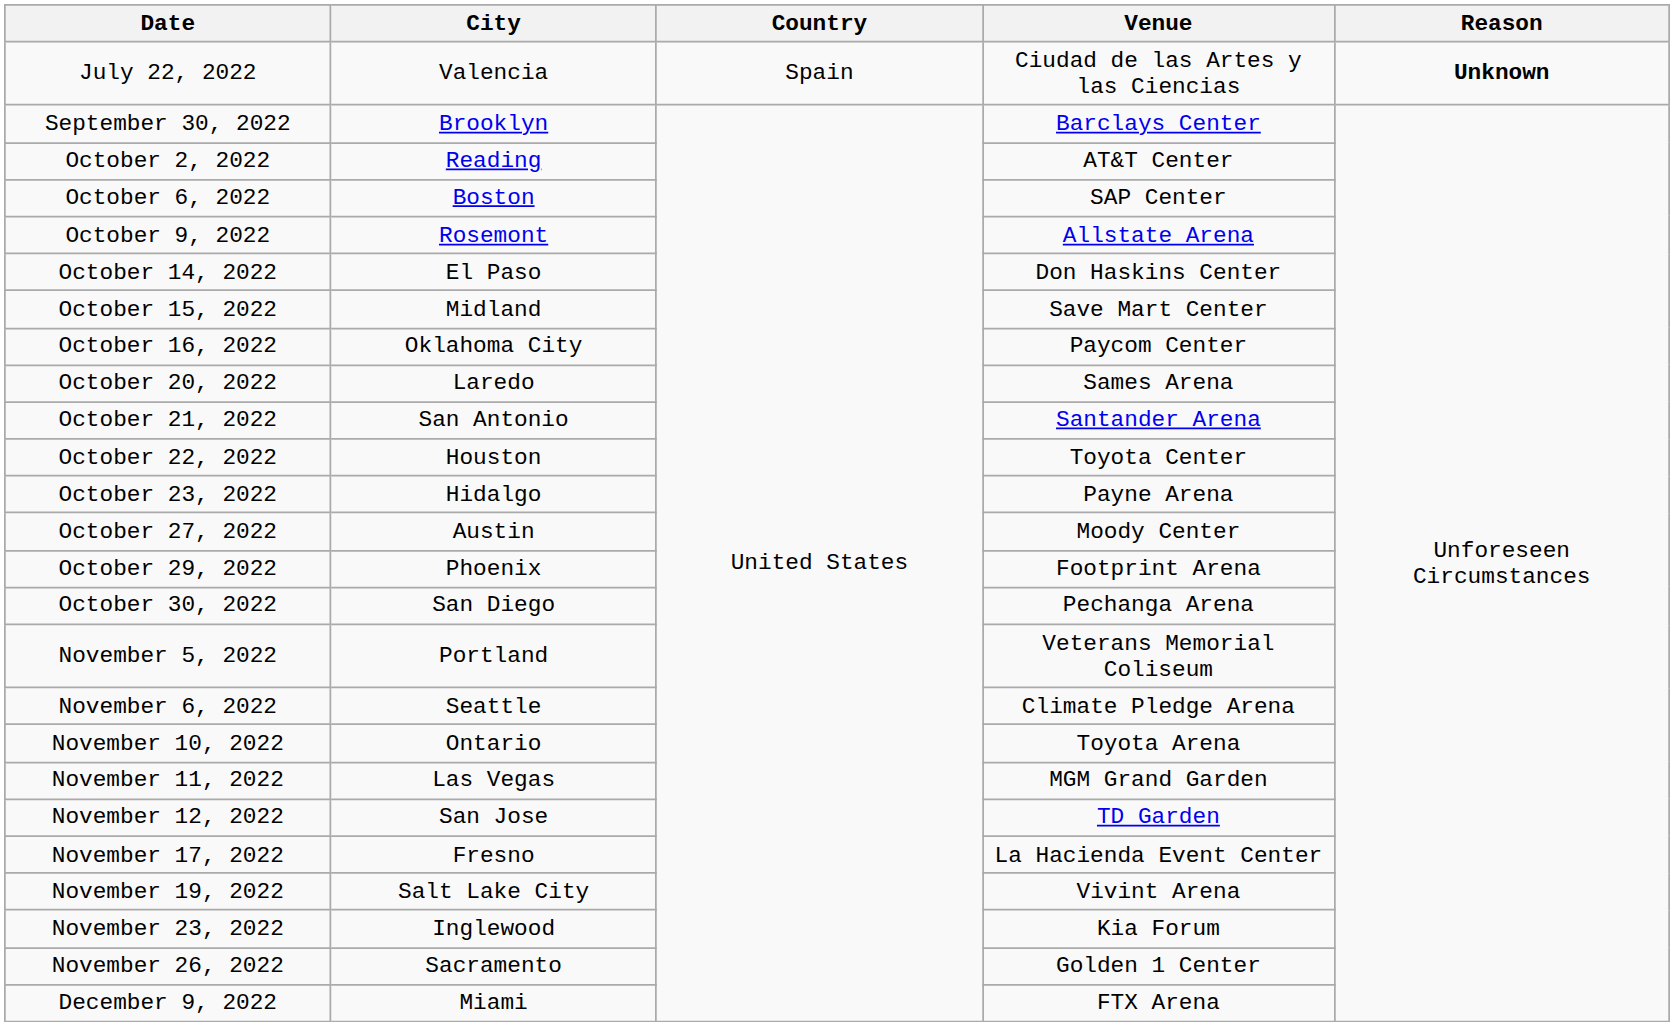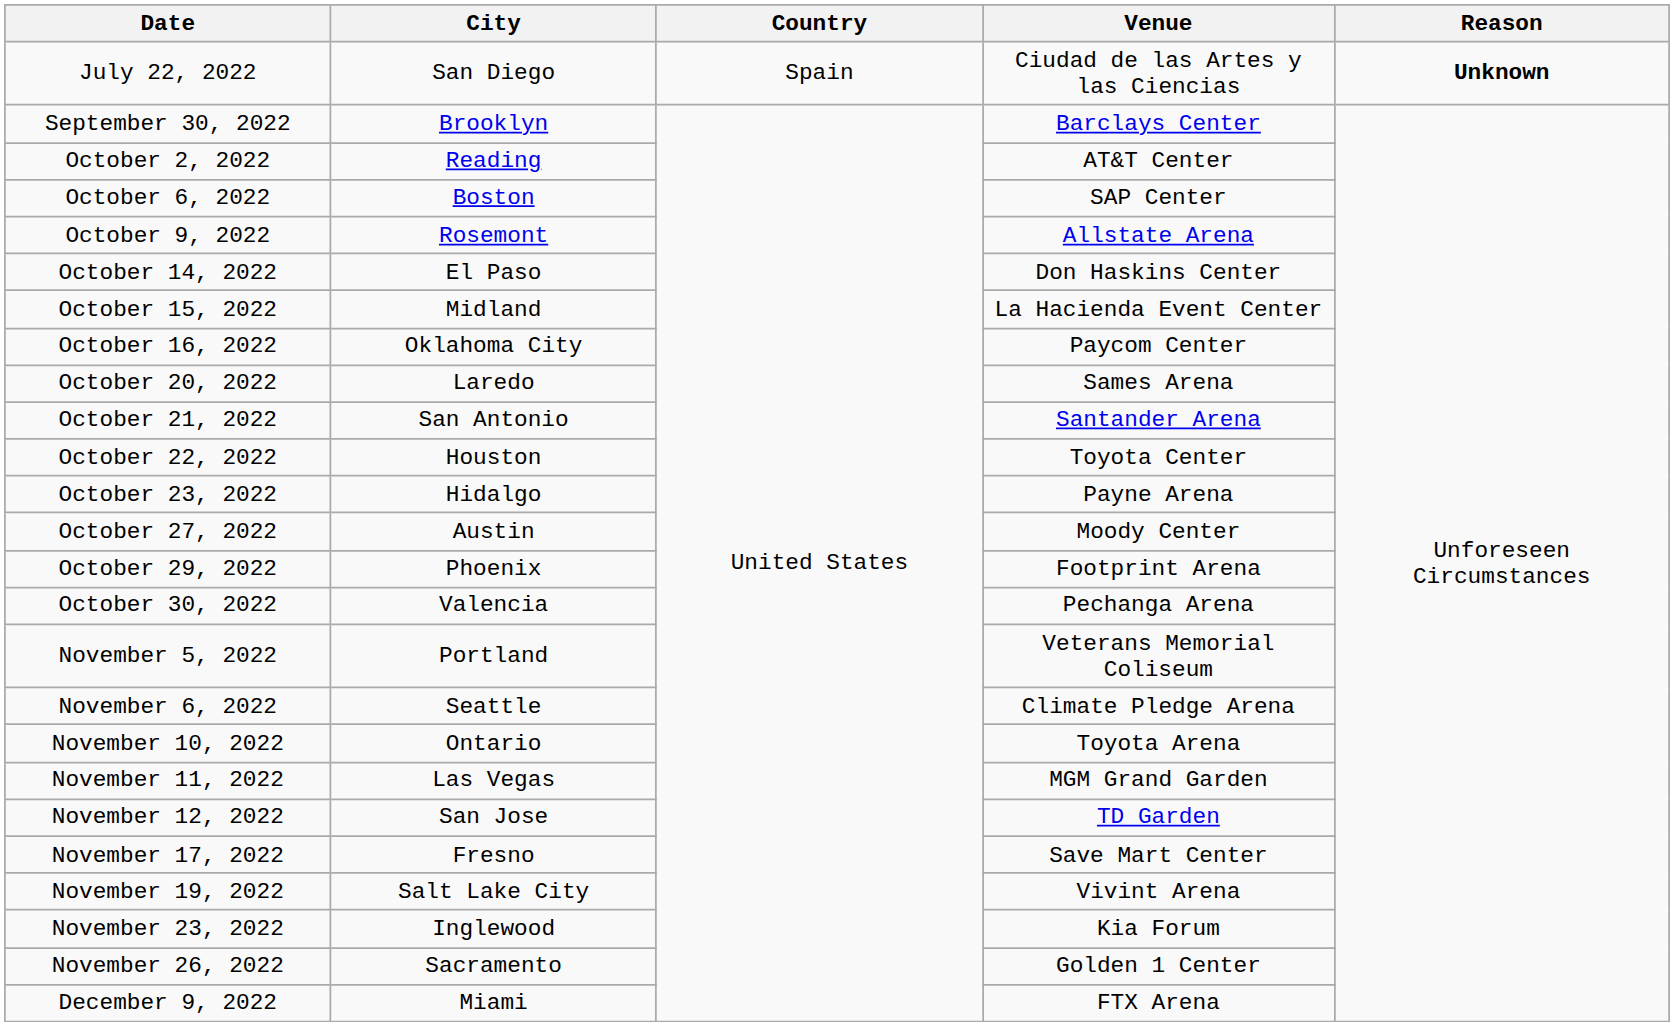(494, 74) Valencia -> (494, 74) San Diego
(1158, 309) Save Mart Center -> (1158, 309) La Hacienda Event Center
(494, 606) San Diego -> (494, 606) Valencia
(1158, 855) La Hacienda Event Center -> (1158, 855) Save Mart Center
